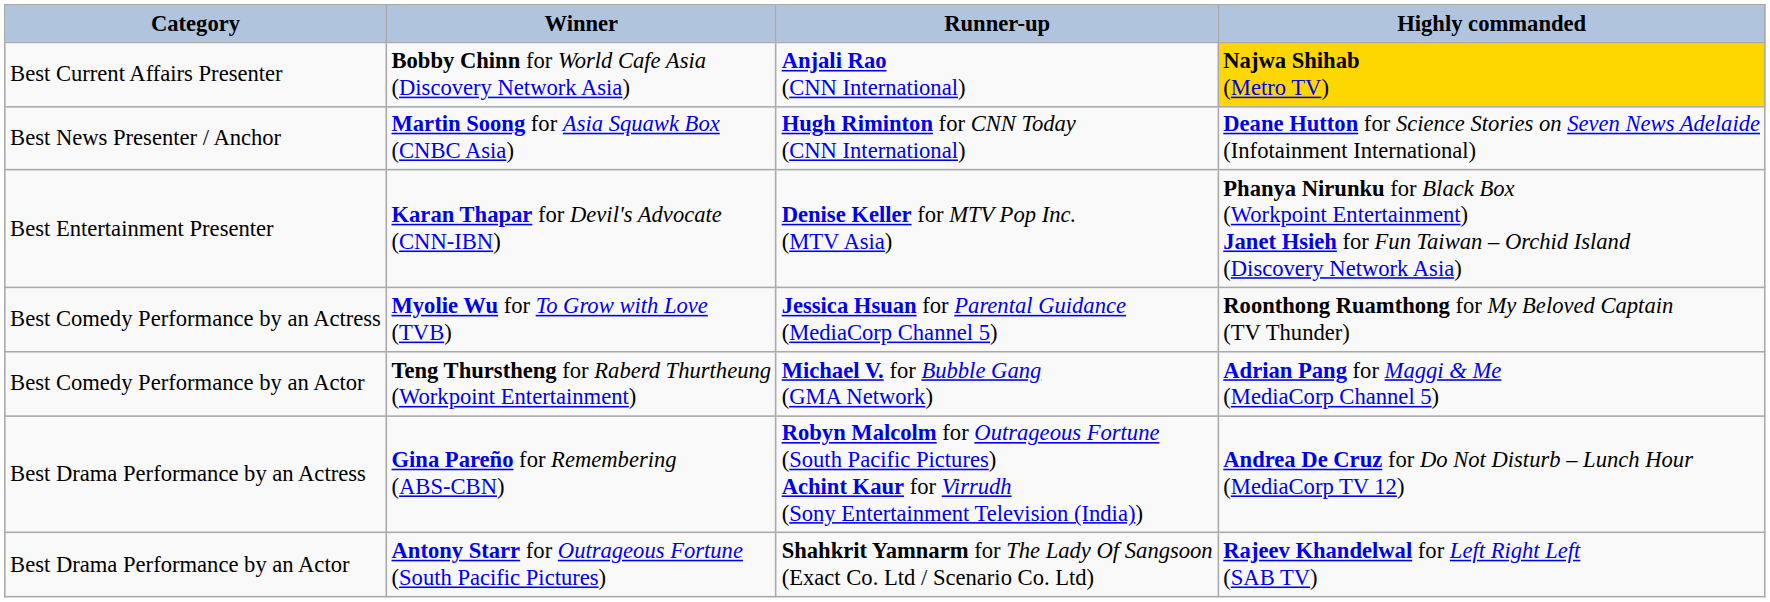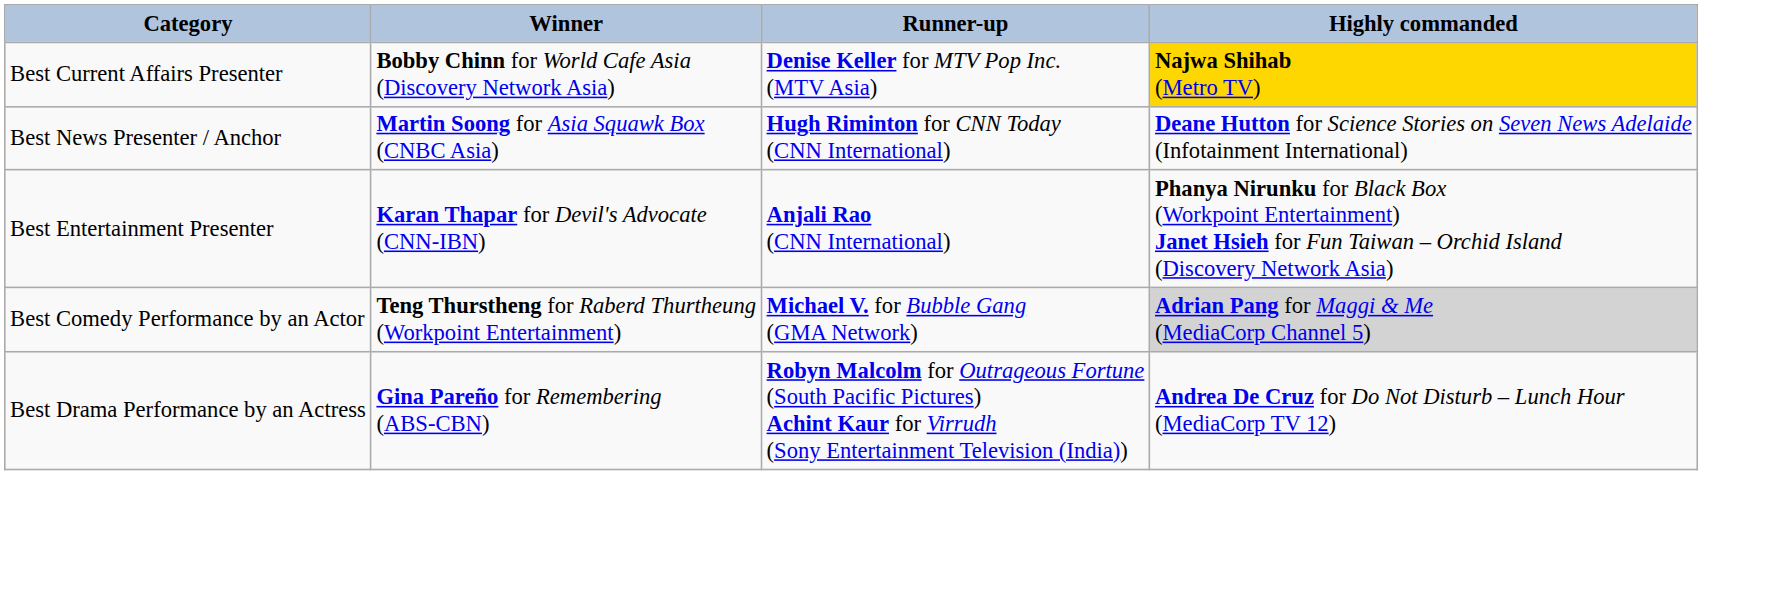(874, 74) Anjali Rao (CNN International) -> (914, 74) Denise Keller for MTV Pop Inc. (MTV Asia)
(929, 228) Denise Keller for MTV Pop Inc. (MTV Asia) -> (859, 228) Anjali Rao (CNN International)
- row: (195, 319)
(1362, 383) no background -> (1294, 319) lightgrey background
- row: (180, 564)
